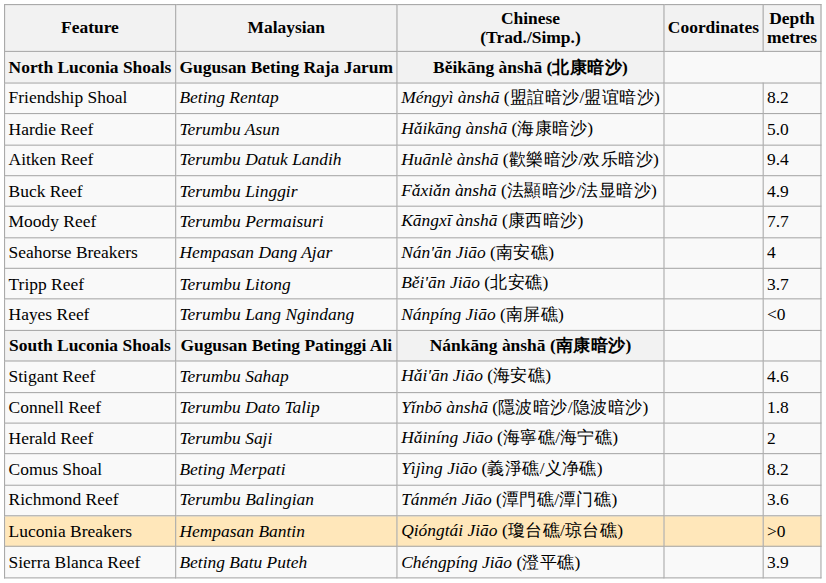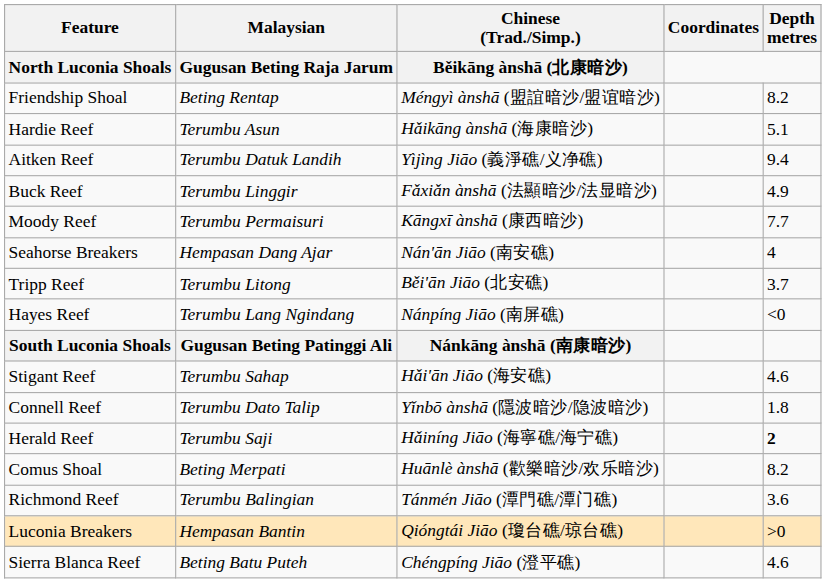(778, 129) 5.0 -> (778, 129) 5.1
(530, 159) Huānlè ànshā (歡樂暗沙/欢乐暗沙) -> (502, 159) Yìjìng Jiāo (義淨礁/义净礁)
(771, 438) normal -> (771, 438) bold
(502, 468) Yìjìng Jiāo (義淨礁/义净礁) -> (530, 468) Huānlè ànshā (歡樂暗沙/欢乐暗沙)
(778, 562) 3.9 -> (778, 562) 4.6
